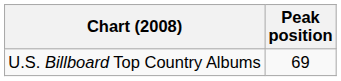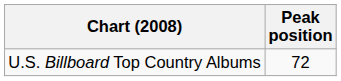(300, 62) 69 -> (300, 62) 72
